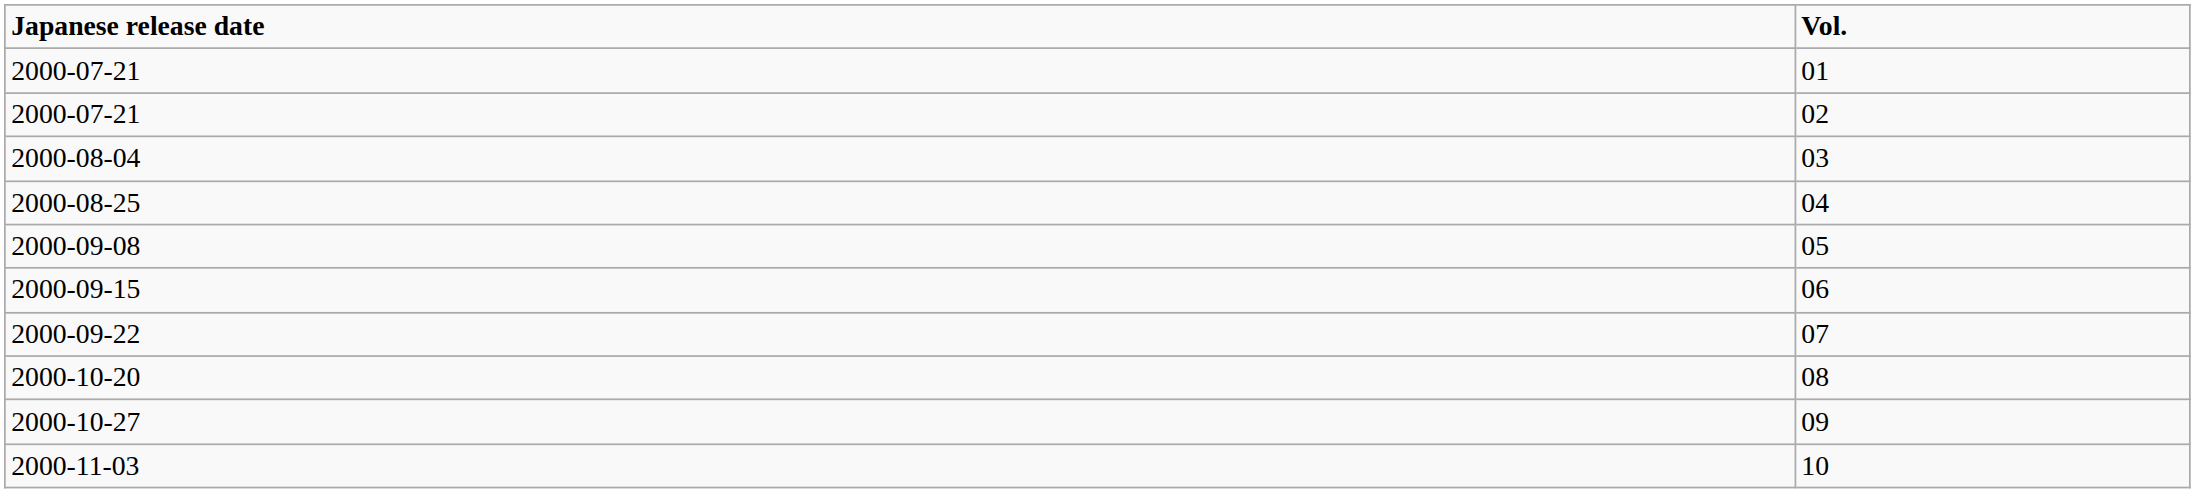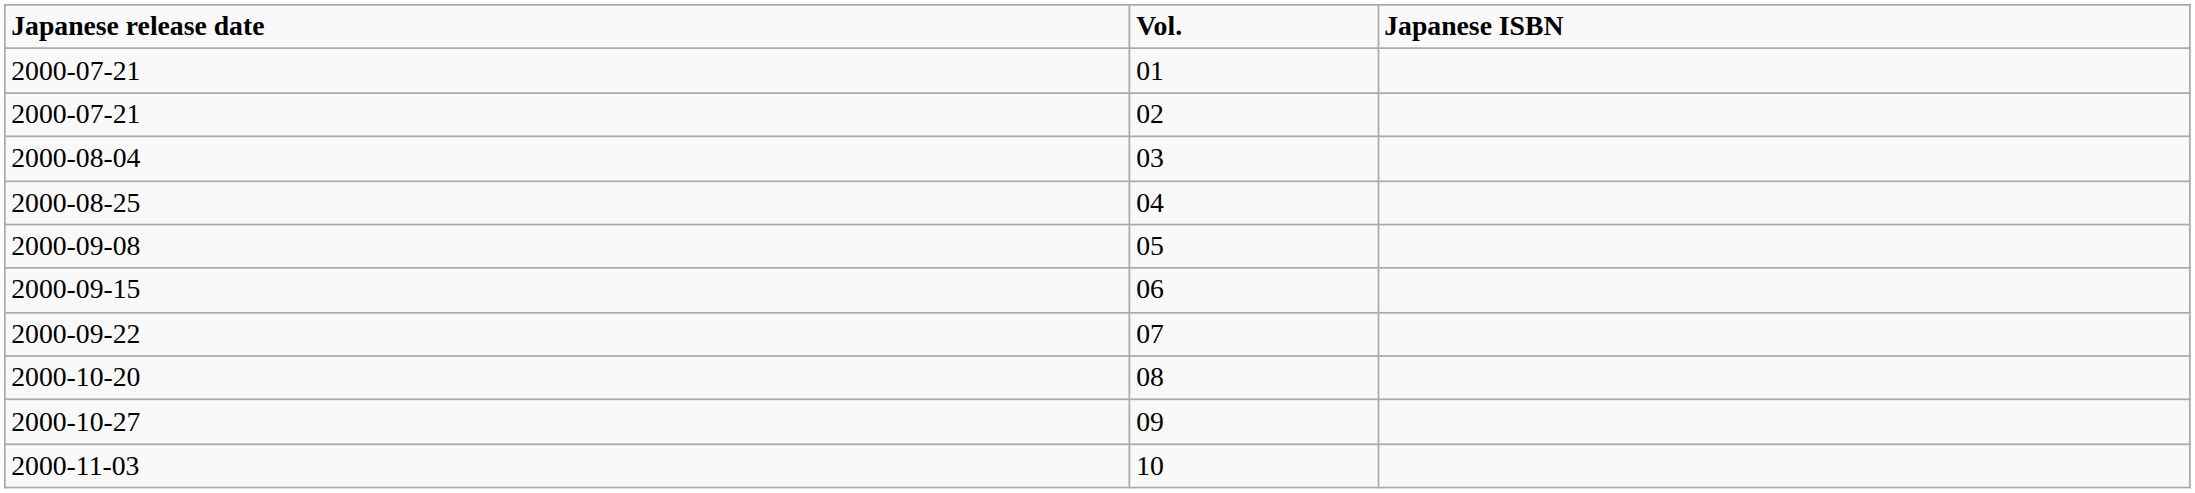+ column: (1474, 26)
